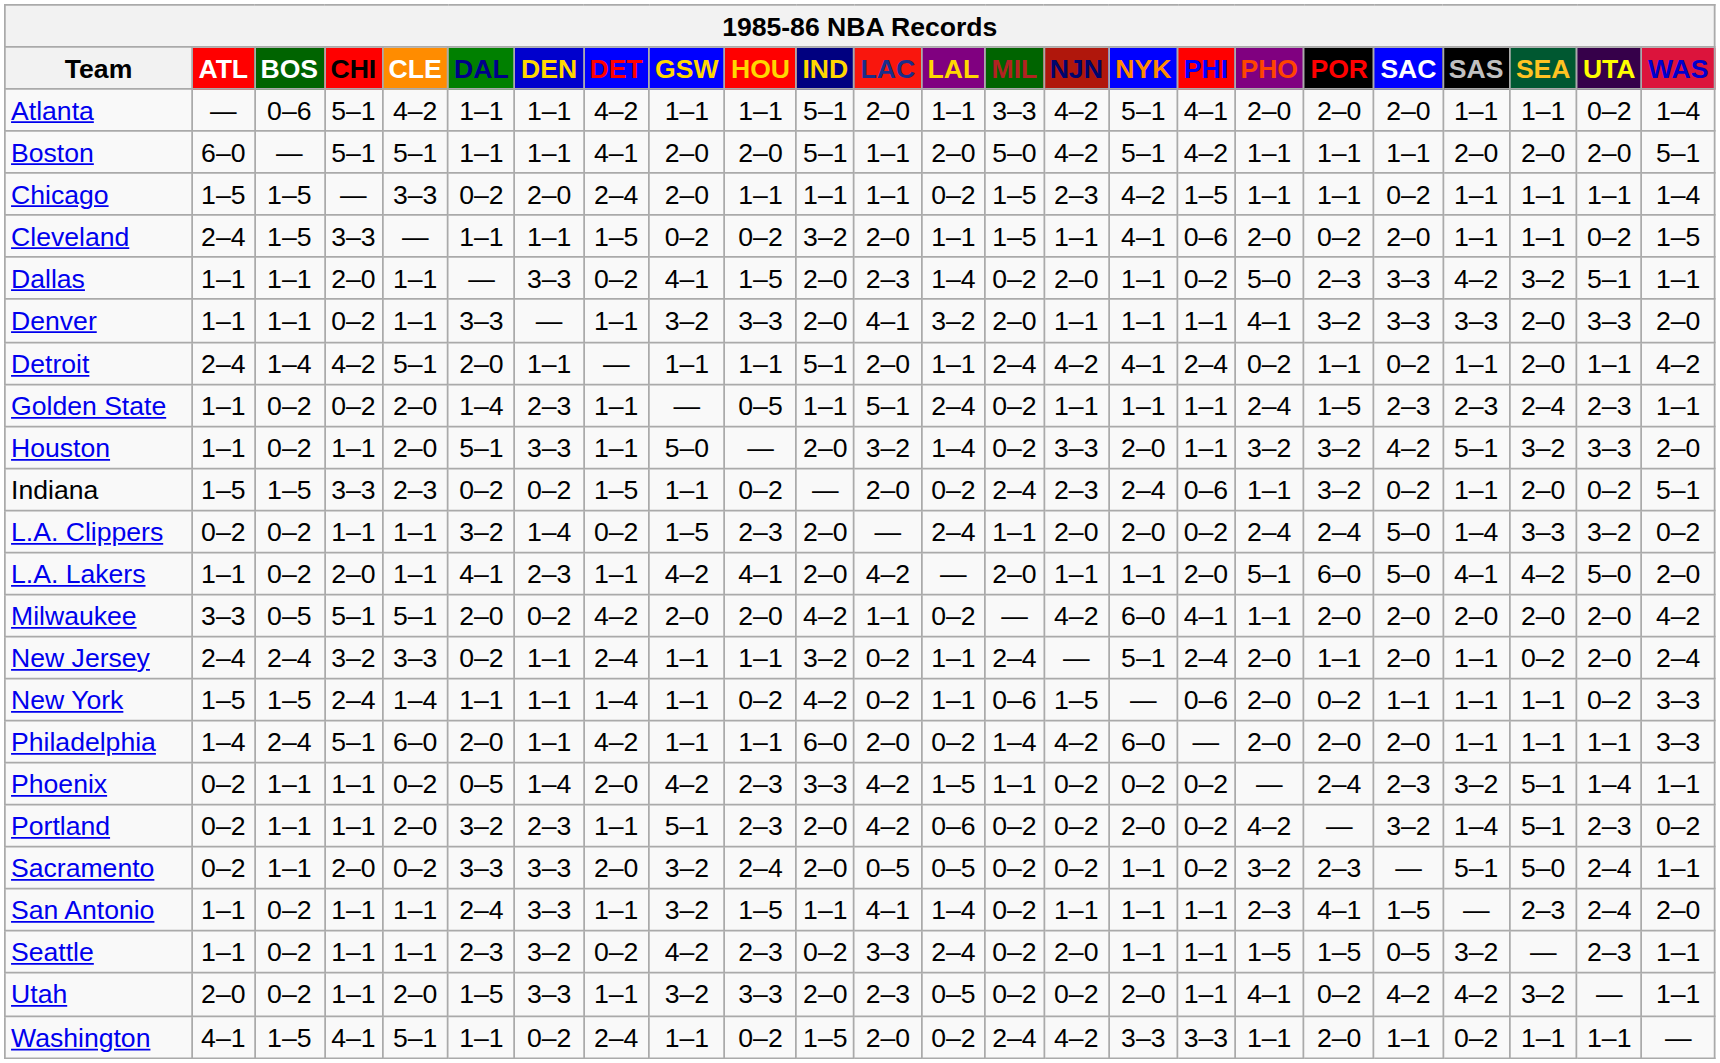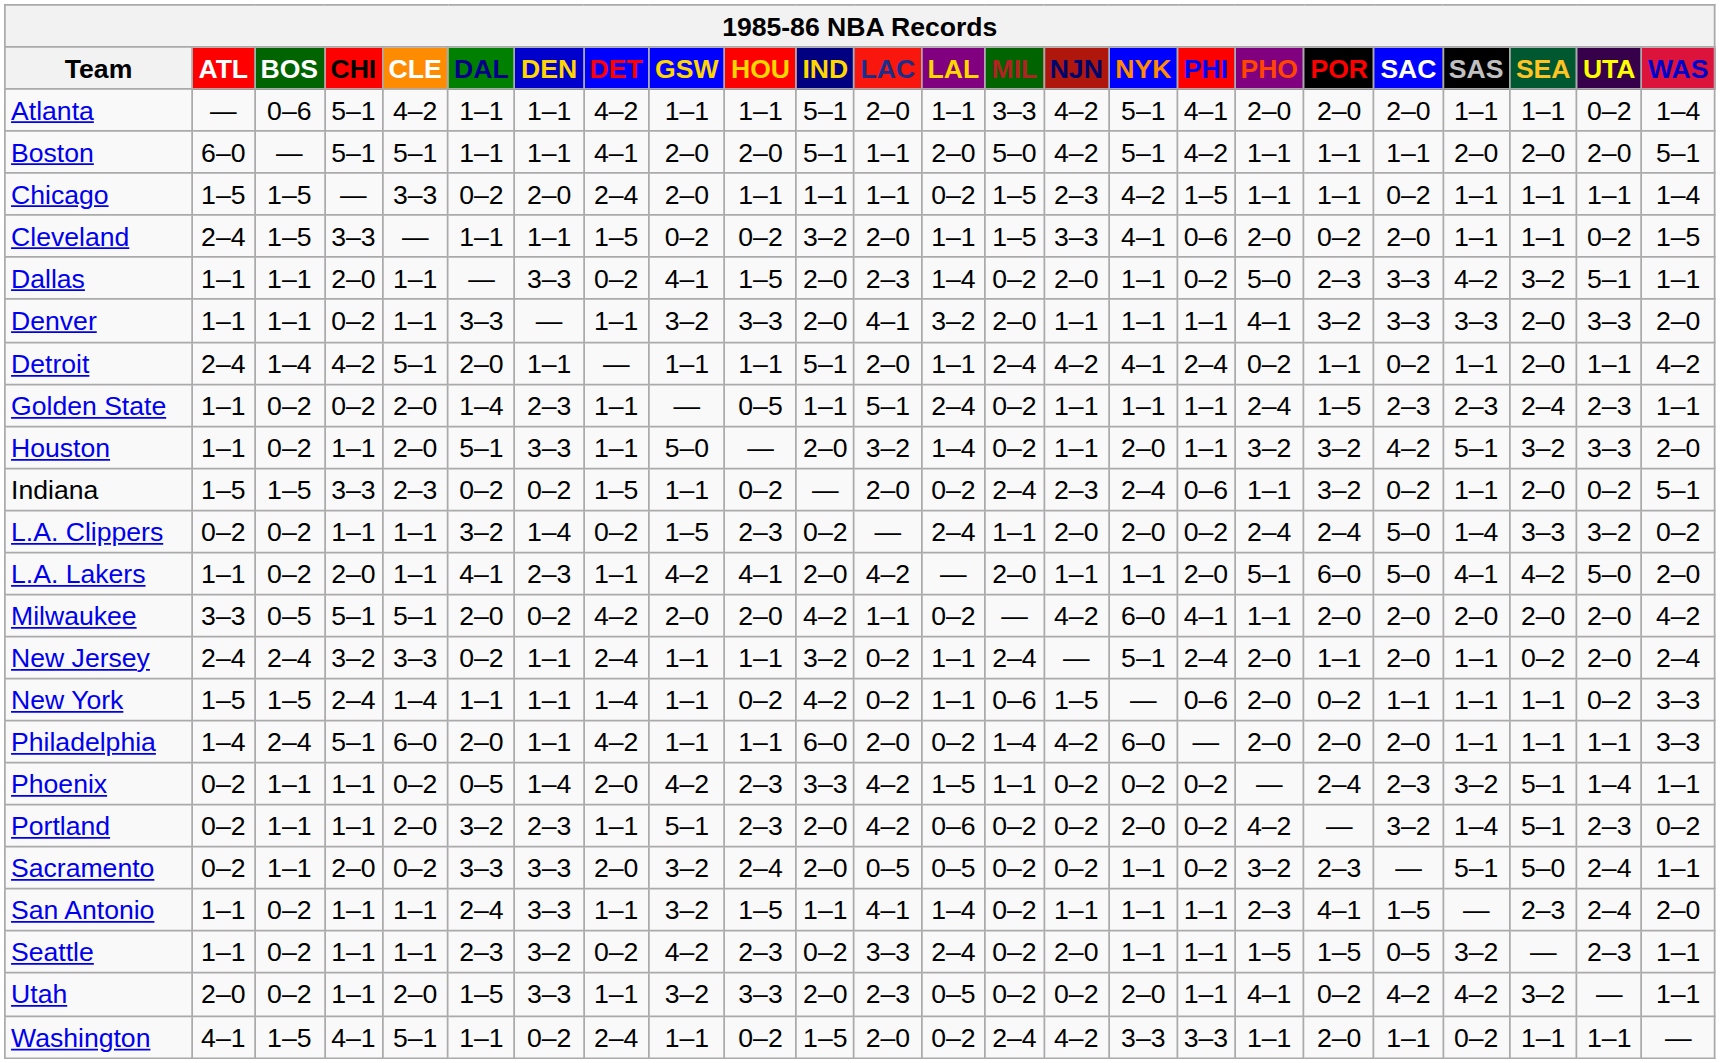(1076, 237) 1–1 -> (1076, 237) 3–3
(1076, 447) 3–3 -> (1076, 447) 1–1
(825, 531) 2–0 -> (825, 531) 0–2
